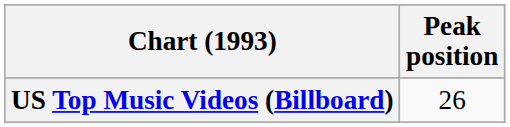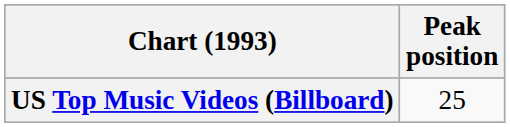(452, 99) 26 -> (452, 99) 25
